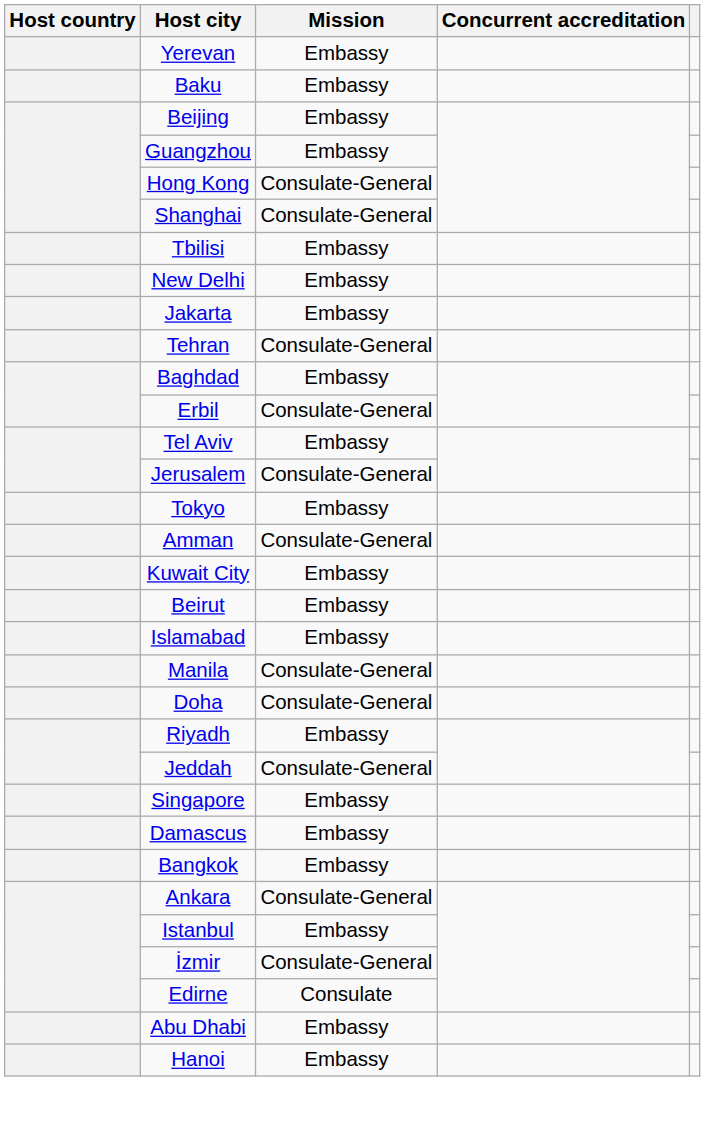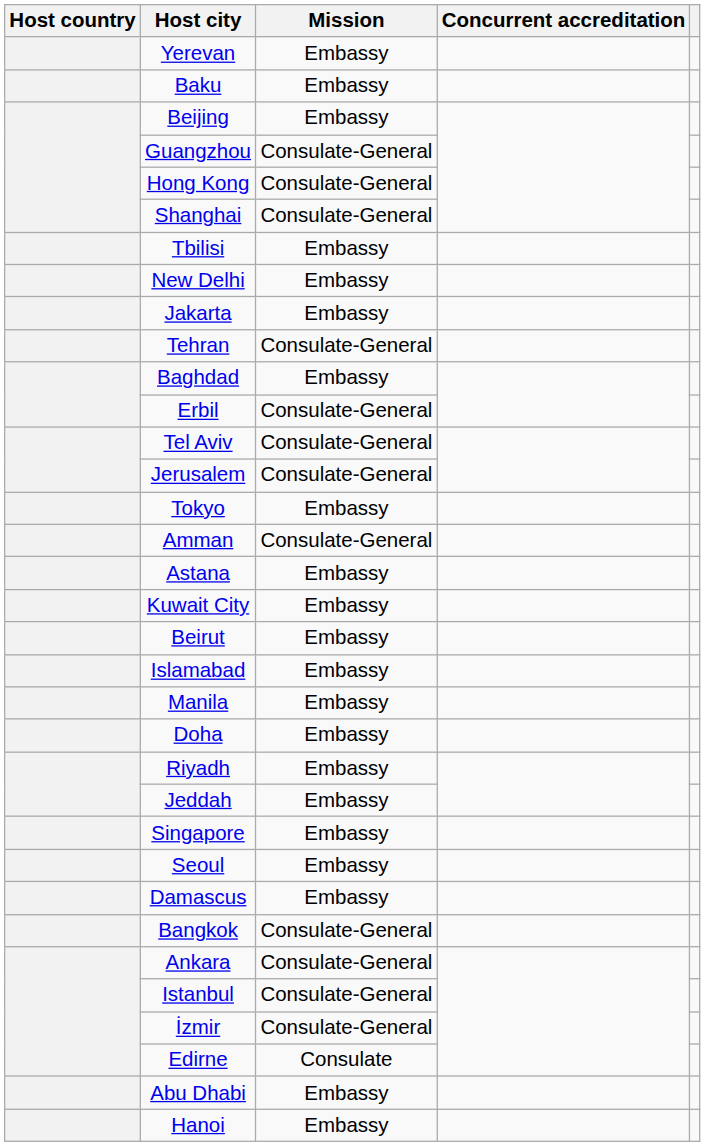(346, 150) Embassy -> (346, 150) Consulate-General
(346, 442) Embassy -> (346, 442) Consulate-General
+ row: (198, 572)
(346, 670) Consulate-General -> (346, 702) Embassy
(346, 702) Consulate-General -> (346, 735) Embassy
(346, 767) Consulate-General -> (346, 800) Embassy
+ row: (198, 865)
(346, 865) Embassy -> (346, 930) Consulate-General
(346, 930) Embassy -> (346, 995) Consulate-General
